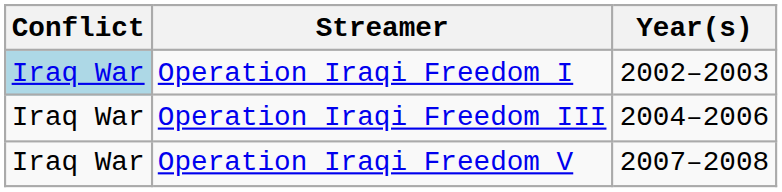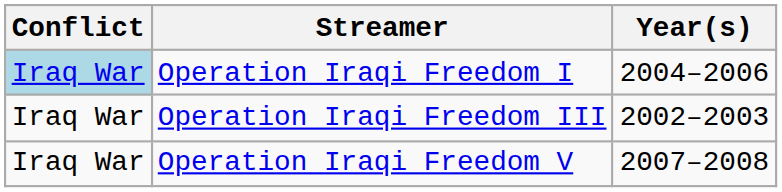(694, 73) 2002–2003 -> (694, 73) 2004–2006
(694, 118) 2004–2006 -> (694, 118) 2002–2003
